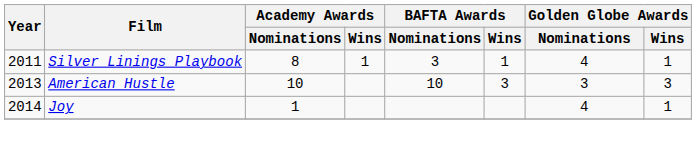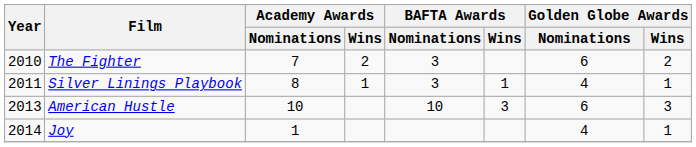+ row: (95, 62)
(584, 85) 3 -> (584, 108) 6
